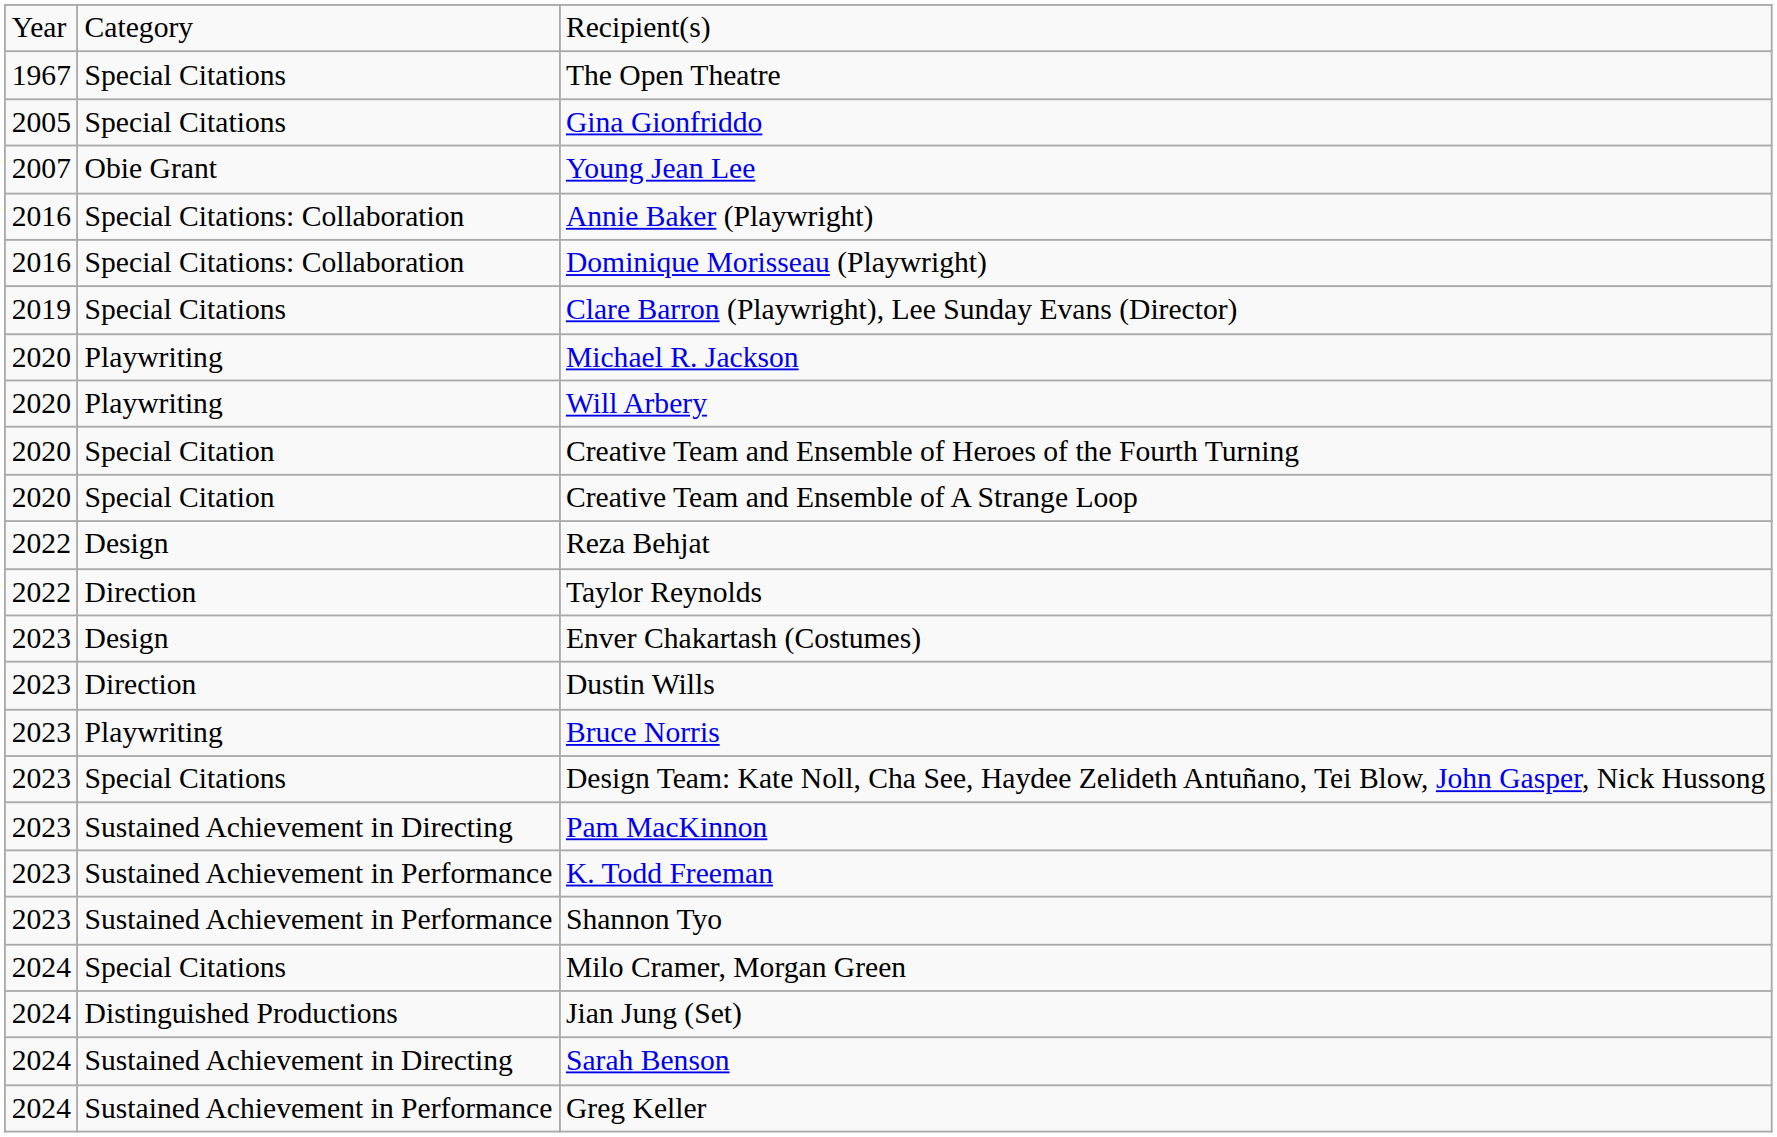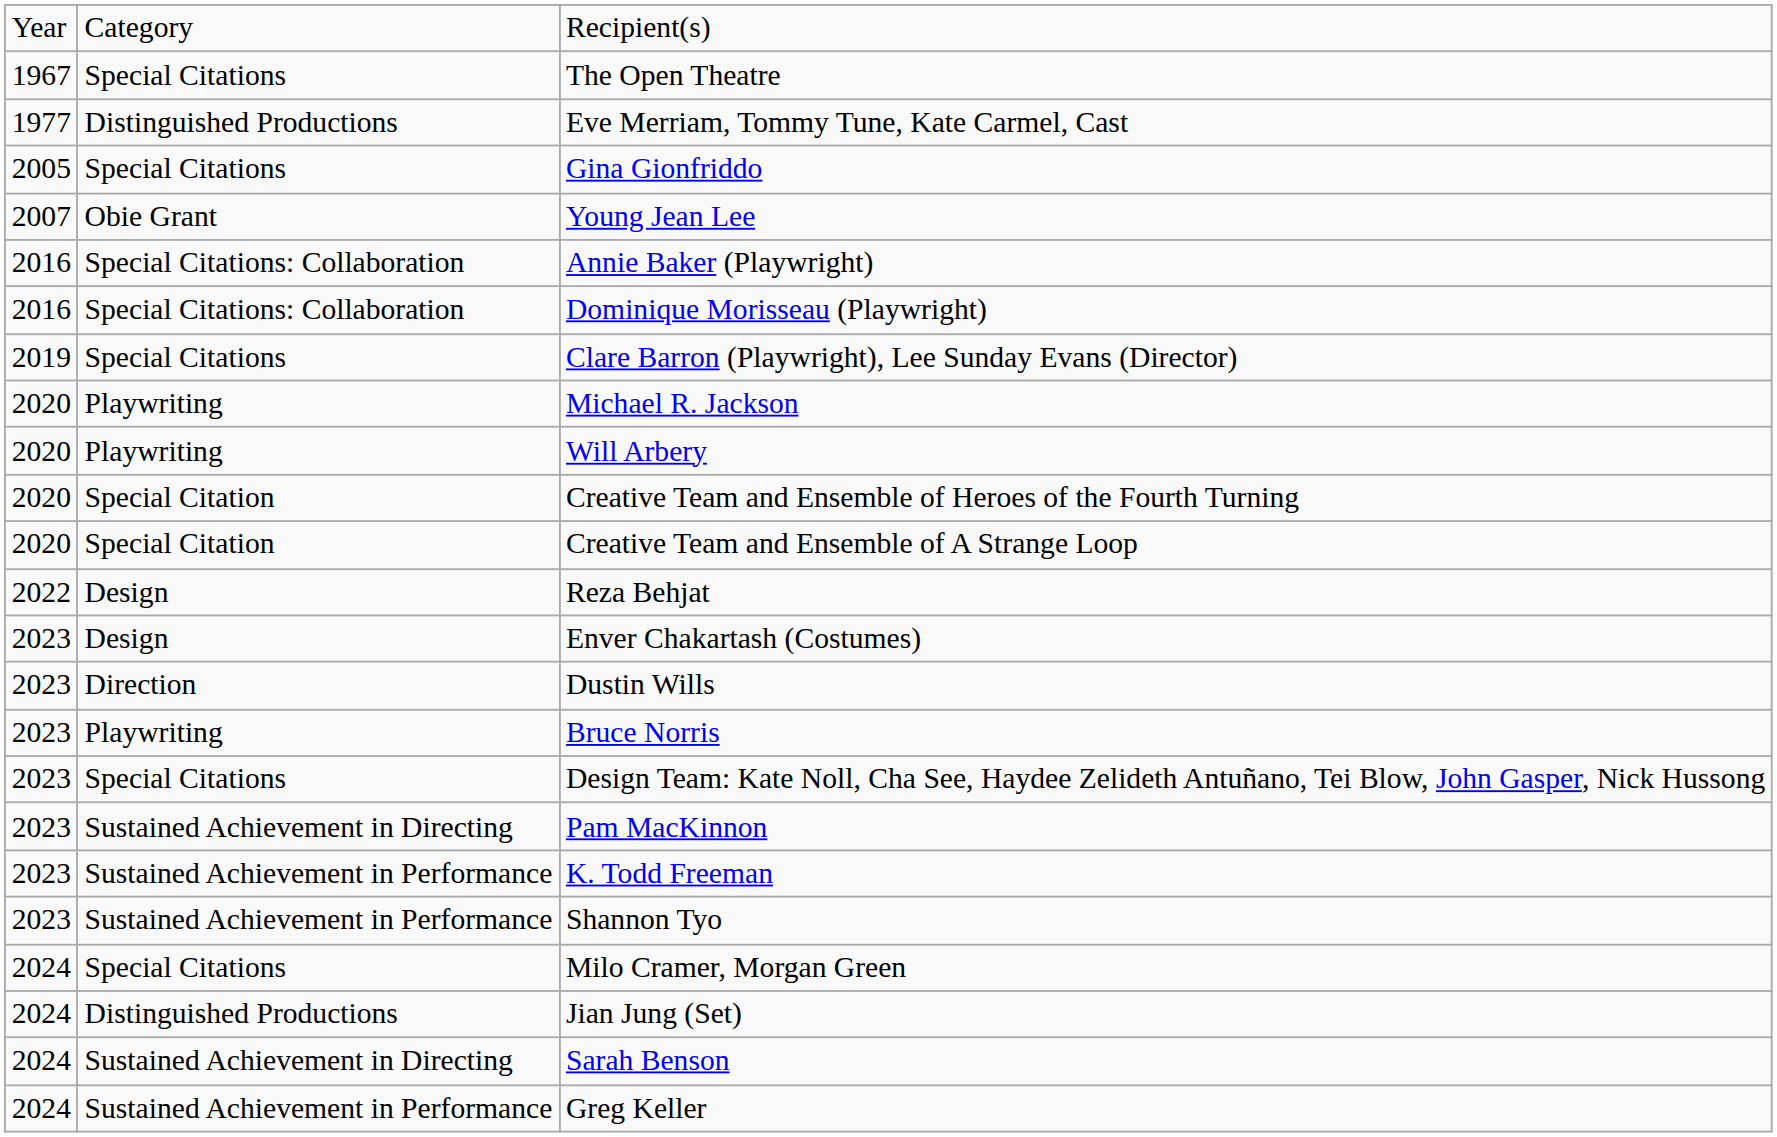+ row: (847, 121)
- row: (664, 591)
